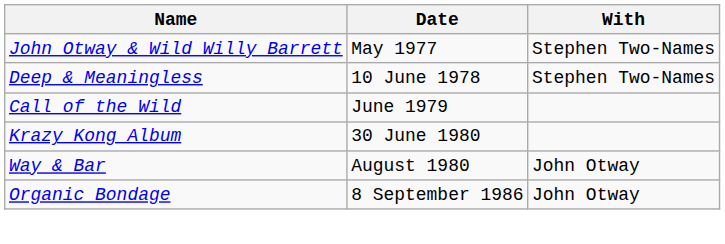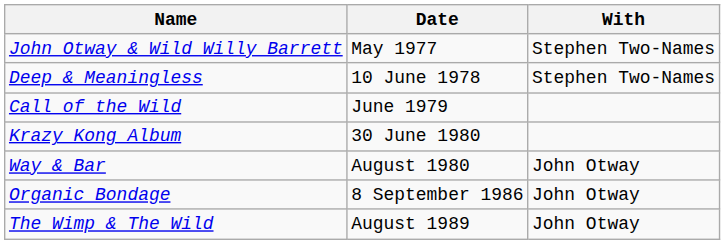+ row: (111, 224)
